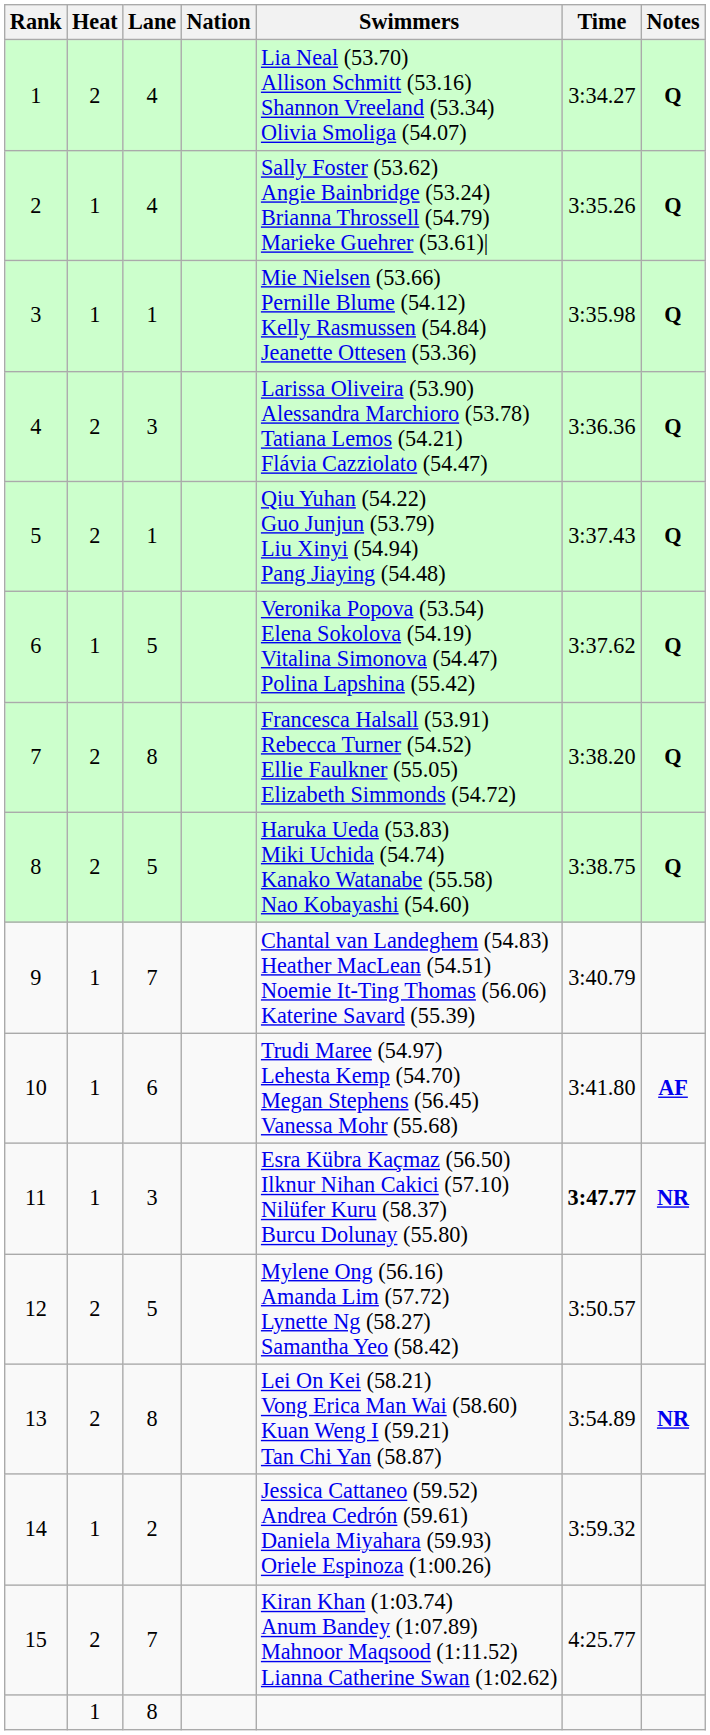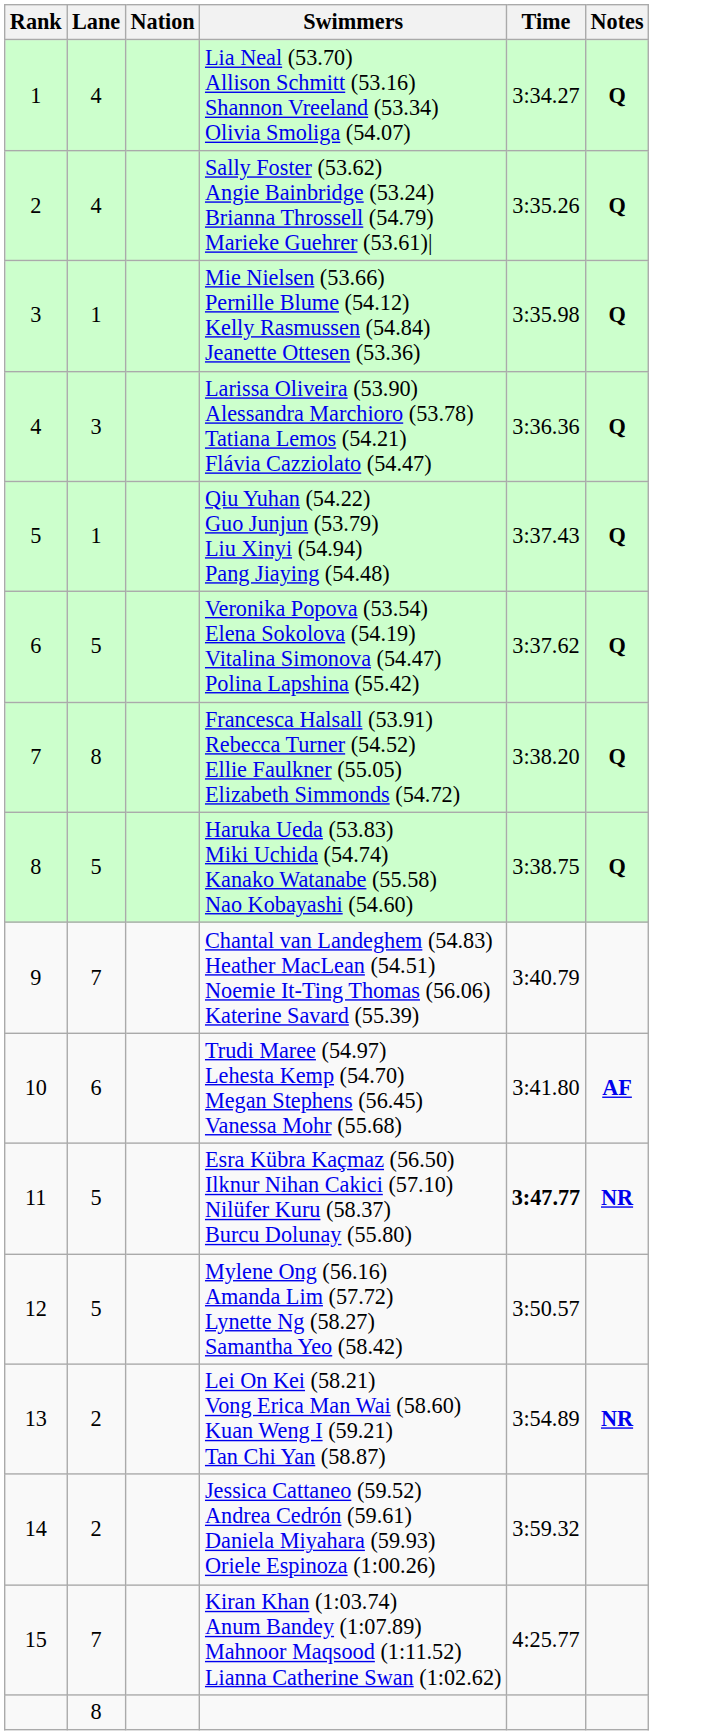- column: (95, 22)
(152, 1198) 3 -> (96, 1198) 5
(152, 1418) 8 -> (96, 1418) 2
